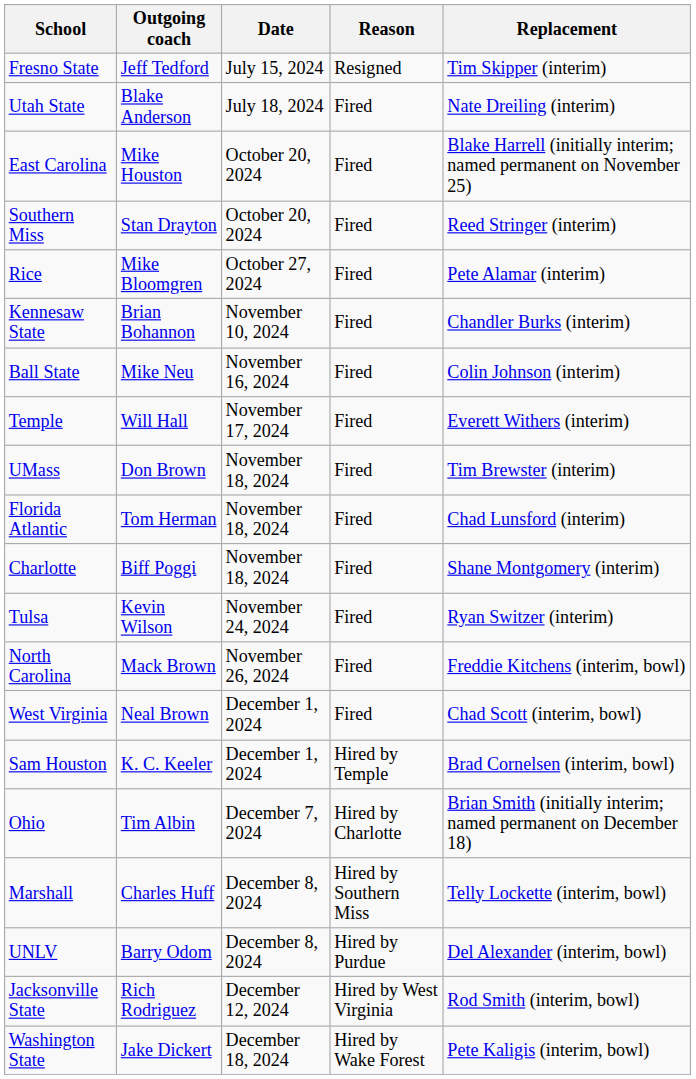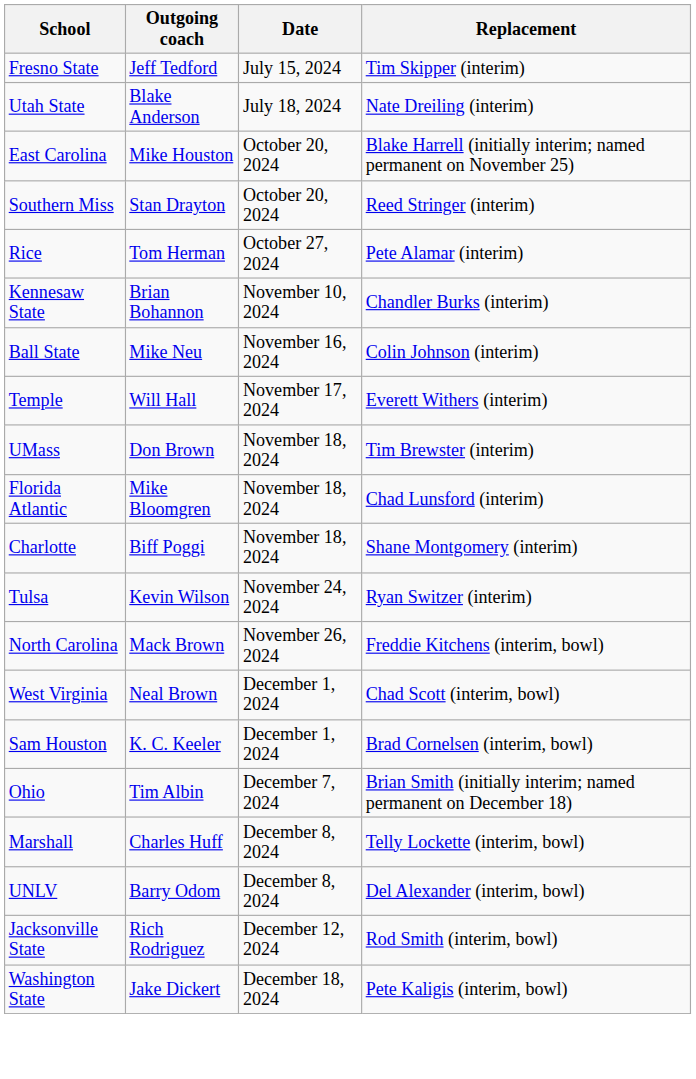- column: (387, 29)
(162, 274) Mike Bloomgren -> (177, 253) Tom Herman
(169, 519) Tom Herman -> (170, 498) Mike Bloomgren
